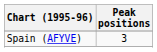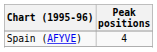(124, 39) 3 -> (124, 39) 4
